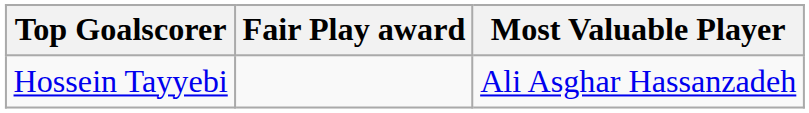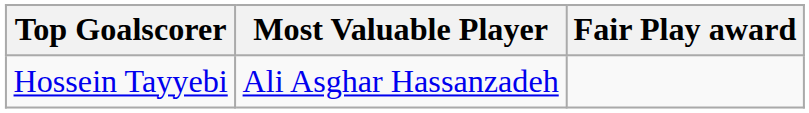columns swapped: (638, 30) <-> (354, 30)
